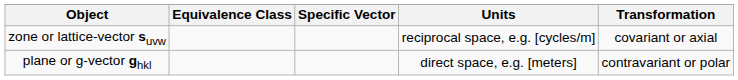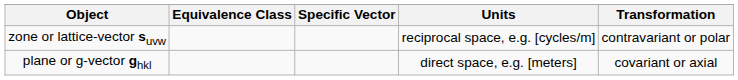(666, 38) covariant or axial -> (666, 38) contravariant or polar
(666, 62) contravariant or polar -> (666, 62) covariant or axial
